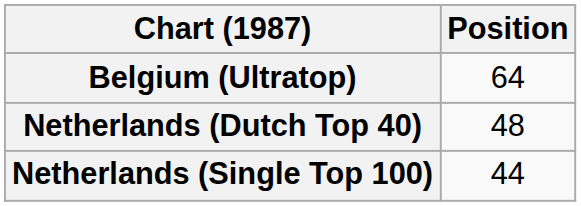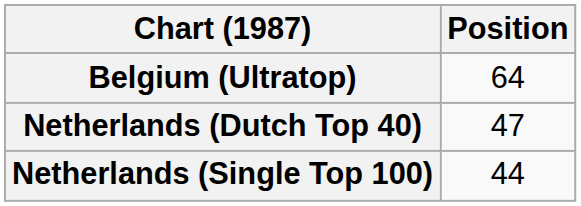(508, 126) 48 -> (508, 126) 47
